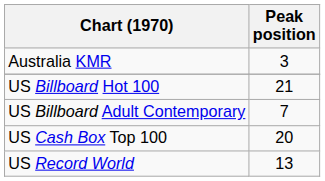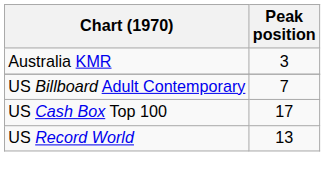- row: (84, 86)
(284, 138) 20 -> (284, 112) 17
